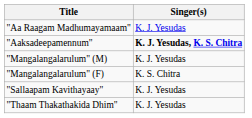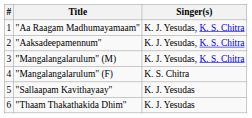+ column: (9, 12)
(160, 27) K. J. Yesudas -> (194, 27) K. J. Yesudas, K. S. Chitra
(189, 43) bold -> (194, 43) normal
(160, 59) K. J. Yesudas -> (194, 59) K. J. Yesudas, K. S. Chitra
